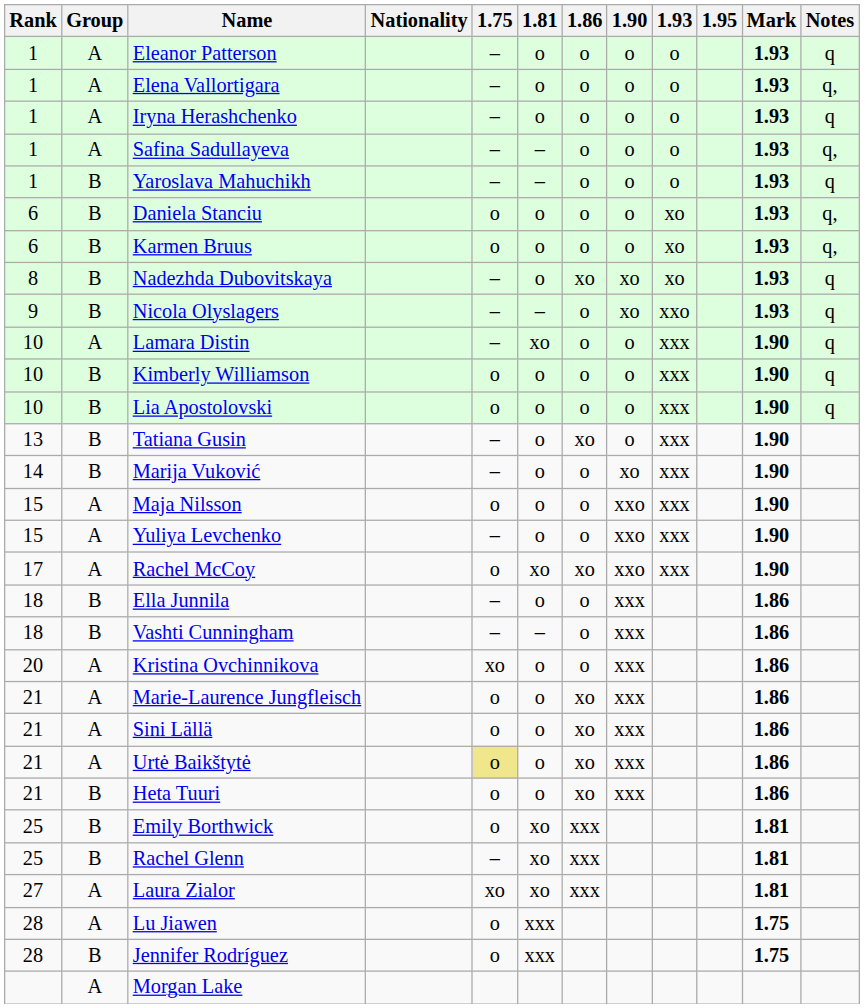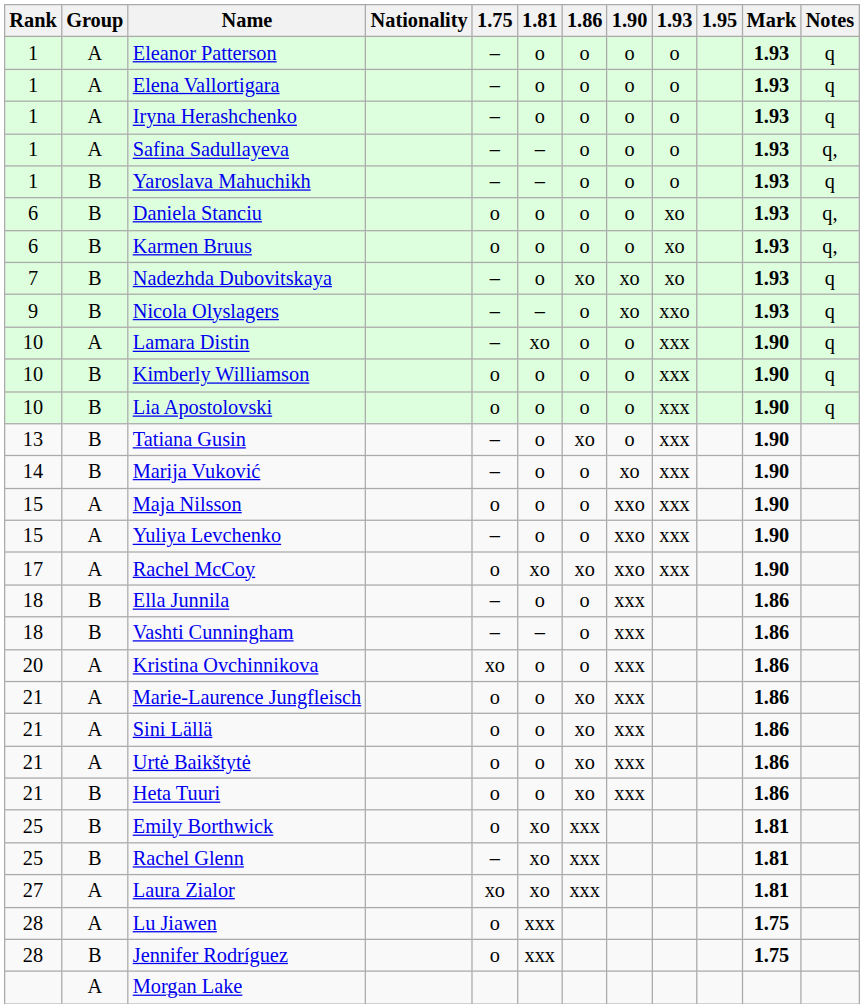(830, 85) q, -> (830, 85) q
(33, 278) 8 -> (33, 278) 7
(495, 761) khaki background -> (495, 761) no background
